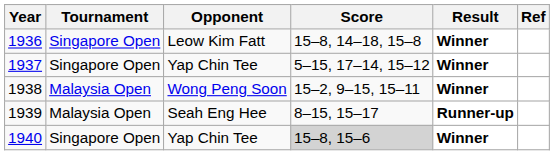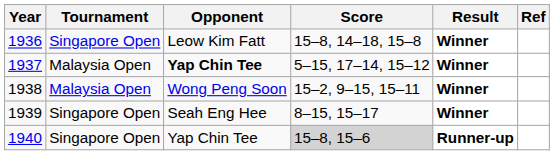(105, 65) Singapore Open -> (100, 65) Malaysia Open
(213, 65) normal -> (215, 65) bold
(100, 113) Malaysia Open -> (105, 113) Singapore Open
(475, 113) Runner-up -> (463, 113) Winner
(463, 138) Winner -> (475, 138) Runner-up
